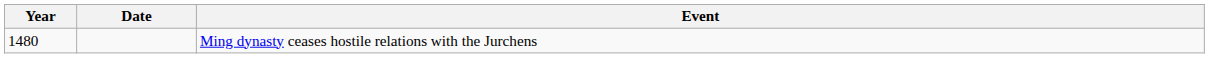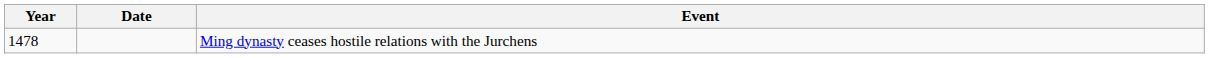(23, 40) 1480 -> (23, 40) 1478
